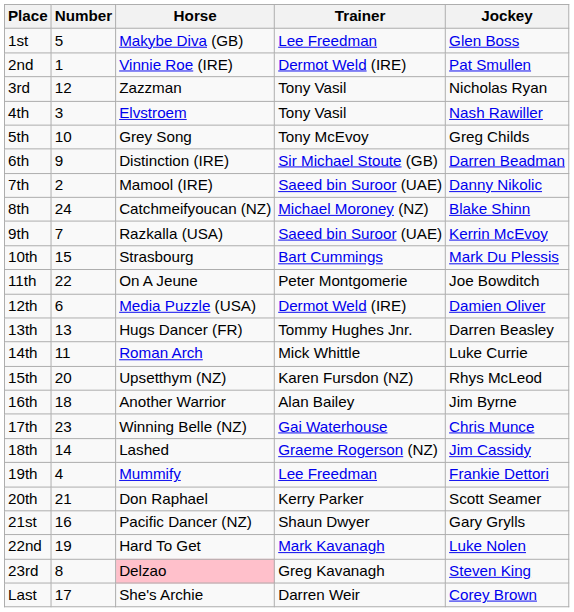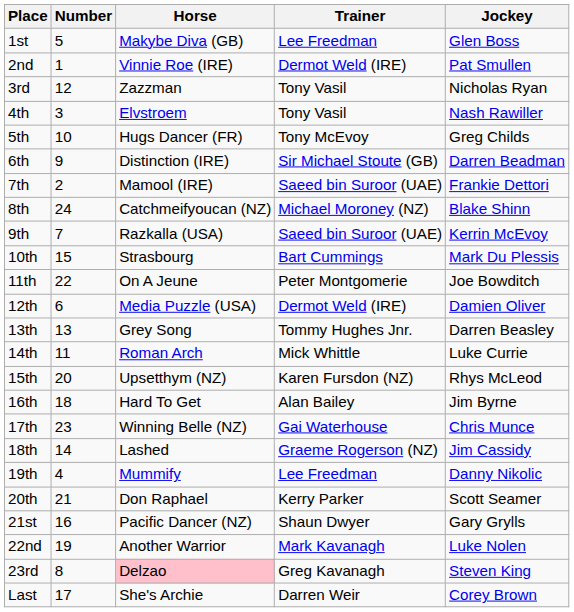(155, 137) Grey Song -> (181, 137) Hugs Dancer (FR)
(496, 185) Danny Nikolic -> (499, 185) Frankie Dettori
(181, 329) Hugs Dancer (FR) -> (155, 329) Grey Song
(172, 402) Another Warrior -> (160, 402) Hard To Get
(499, 474) Frankie Dettori -> (496, 474) Danny Nikolic
(160, 546) Hard To Get -> (172, 546) Another Warrior
